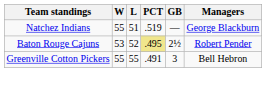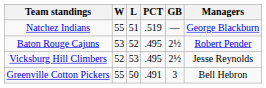(153, 43) khaki background -> (153, 43) no background
+ row: (58, 59)
(134, 59) 55 -> (134, 75) 50
